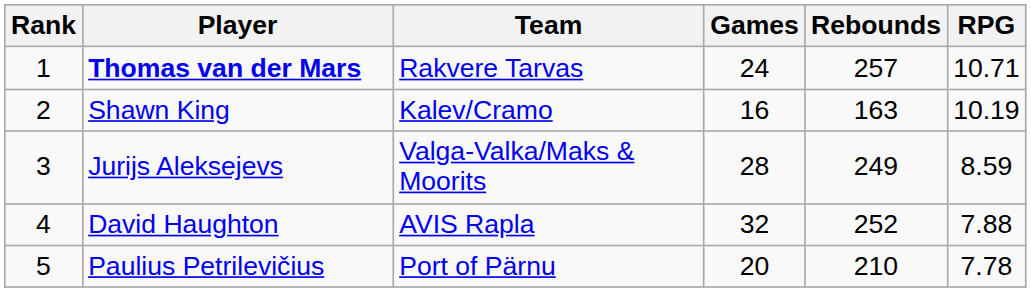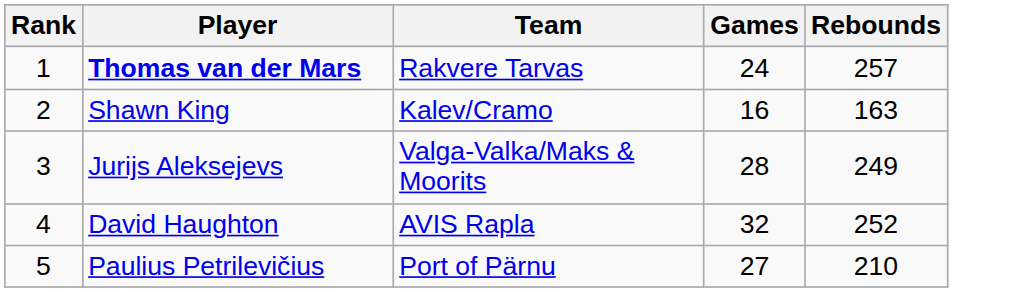- column: (986, 25)
(755, 266) 20 -> (755, 266) 27
